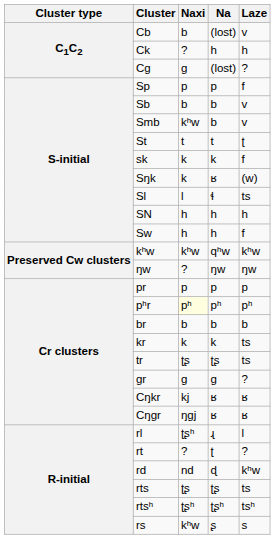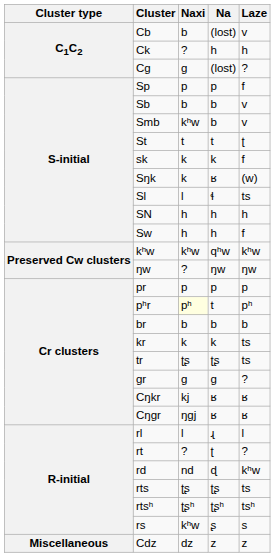(216, 305) pʰ -> (212, 305) t
(188, 433) ʈʂʰ -> (182, 433) l
+ row: (146, 543)
